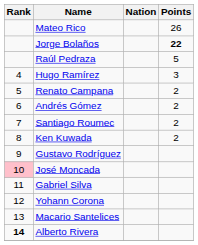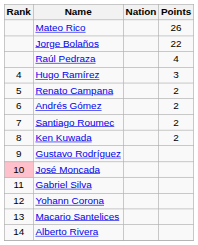(176, 43) bold -> (176, 43) normal
(176, 59) 5 -> (176, 59) 4
(19, 232) bold -> (19, 232) normal
